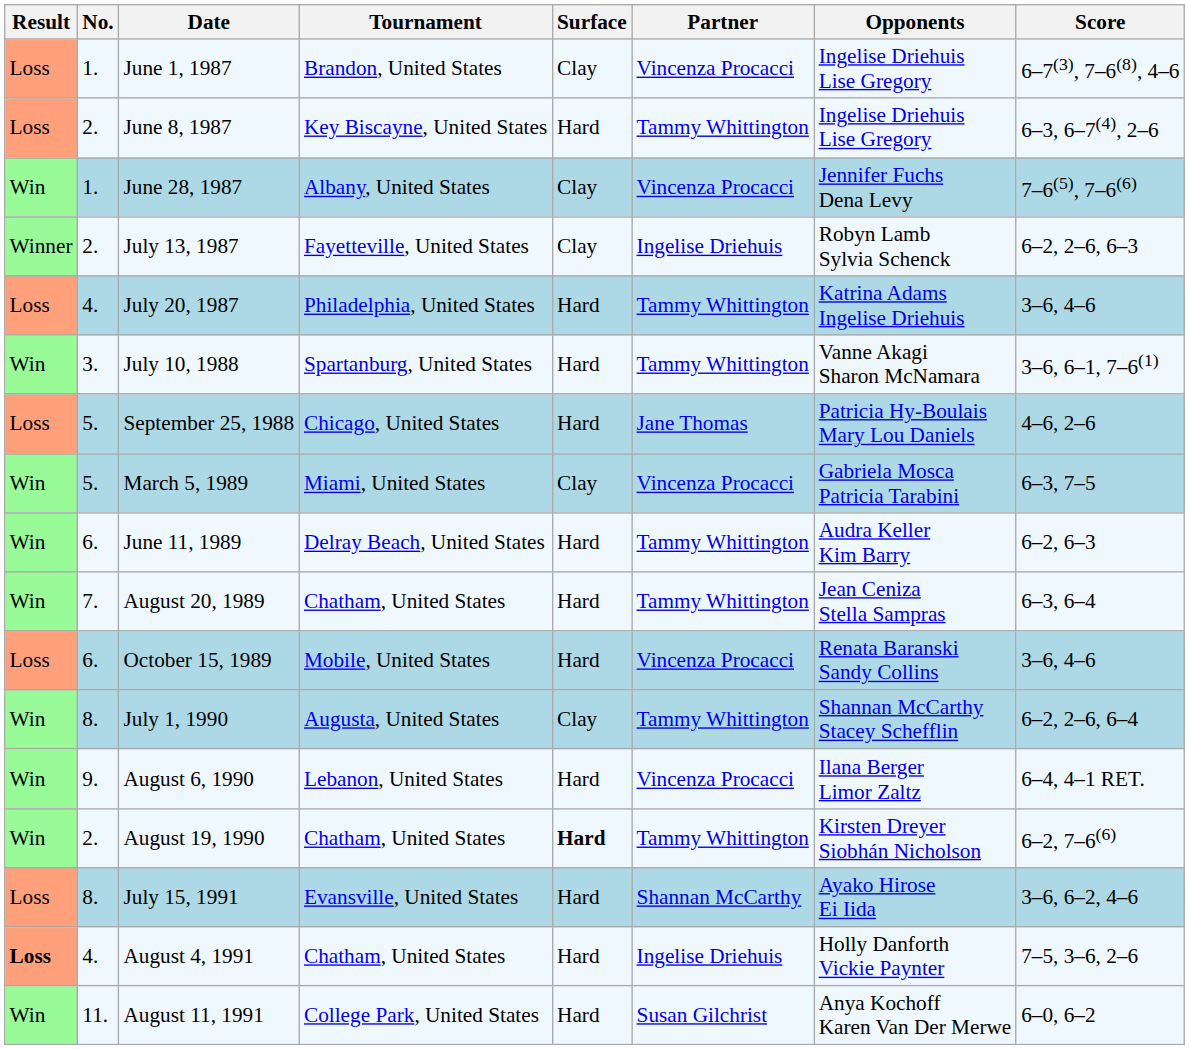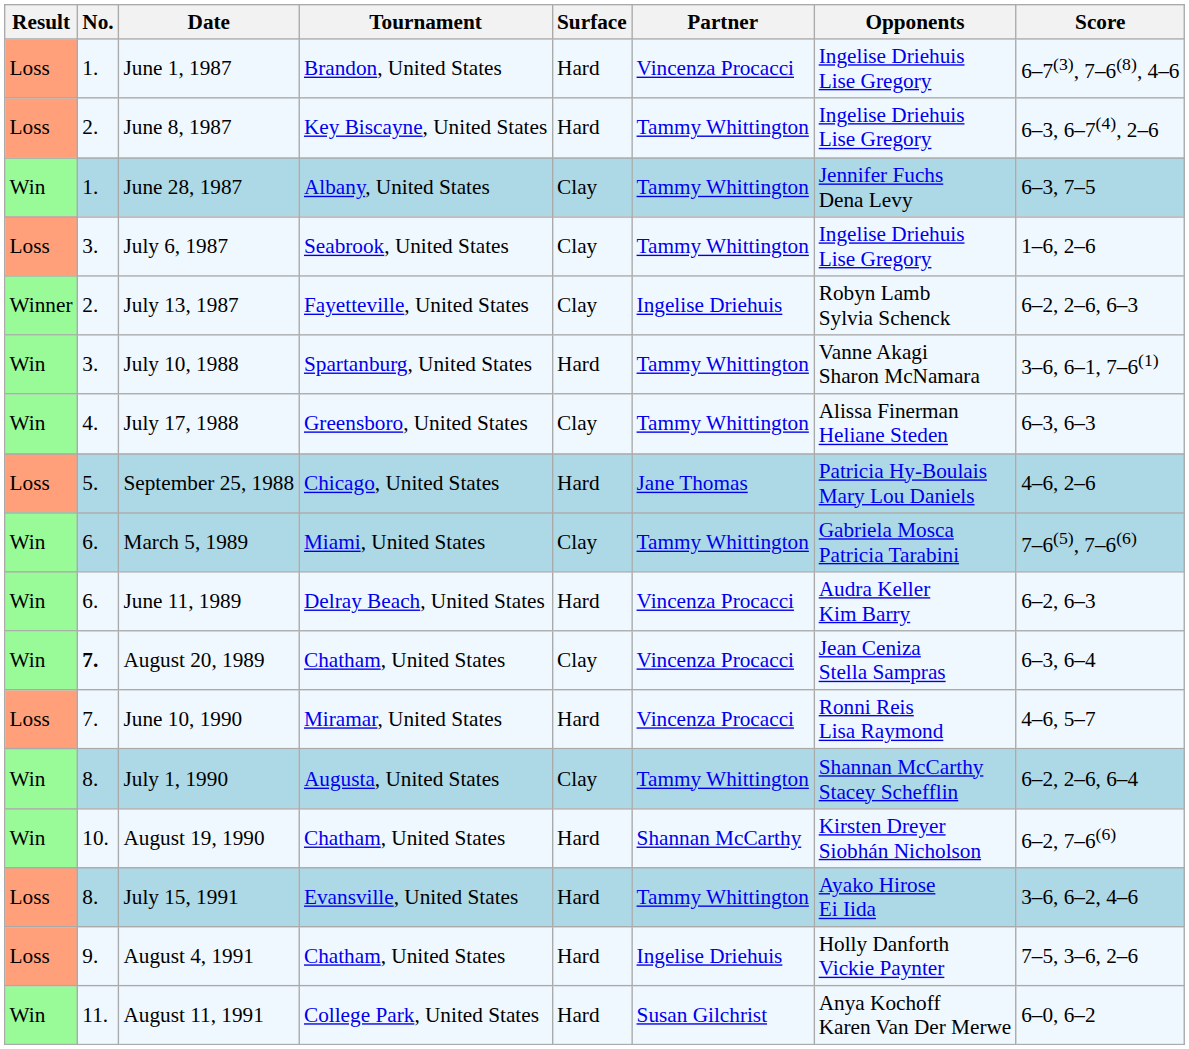(577, 68) Clay -> (578, 68) Hard
(715, 186) Vincenza Procacci -> (723, 186) Tammy Whittington
(1079, 186) 7–6(5), 7–6(6) -> (1058, 186) 6–3, 7–5
+ row: (176, 245)
- row: (181, 304)
+ row: (181, 423)
(90, 482) 5. -> (90, 541) 6.
(715, 482) Vincenza Procacci -> (723, 541) Tammy Whittington
(1058, 482) 6–3, 7–5 -> (1079, 541) 7–6(5), 7–6(6)
(723, 541) Tammy Whittington -> (715, 600) Vincenza Procacci
(90, 600) normal -> (90, 659) bold
(578, 600) Hard -> (577, 659) Clay
(723, 600) Tammy Whittington -> (715, 659) Vincenza Procacci
- row: (198, 659)
+ row: (183, 718)
- row: (189, 778)
(90, 837) 2. -> (96, 837) 10.
(581, 837) bold -> (578, 837) normal
(723, 837) Tammy Whittington -> (719, 837) Shannan McCarthy
(719, 896) Shannan McCarthy -> (723, 896) Tammy Whittington
(30, 955) bold -> (30, 955) normal
(90, 955) 4. -> (90, 955) 9.
